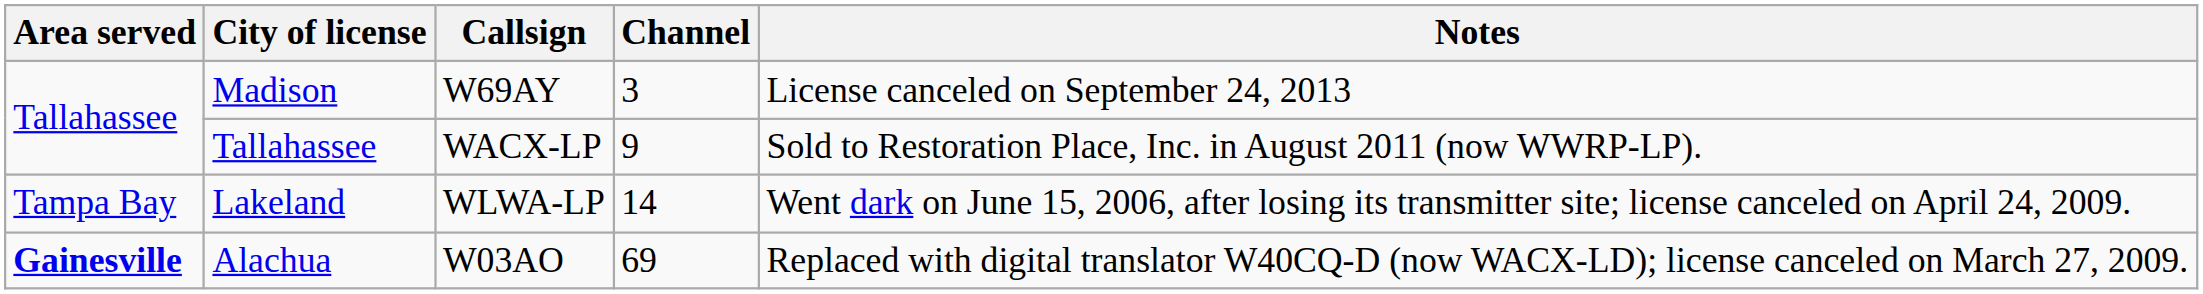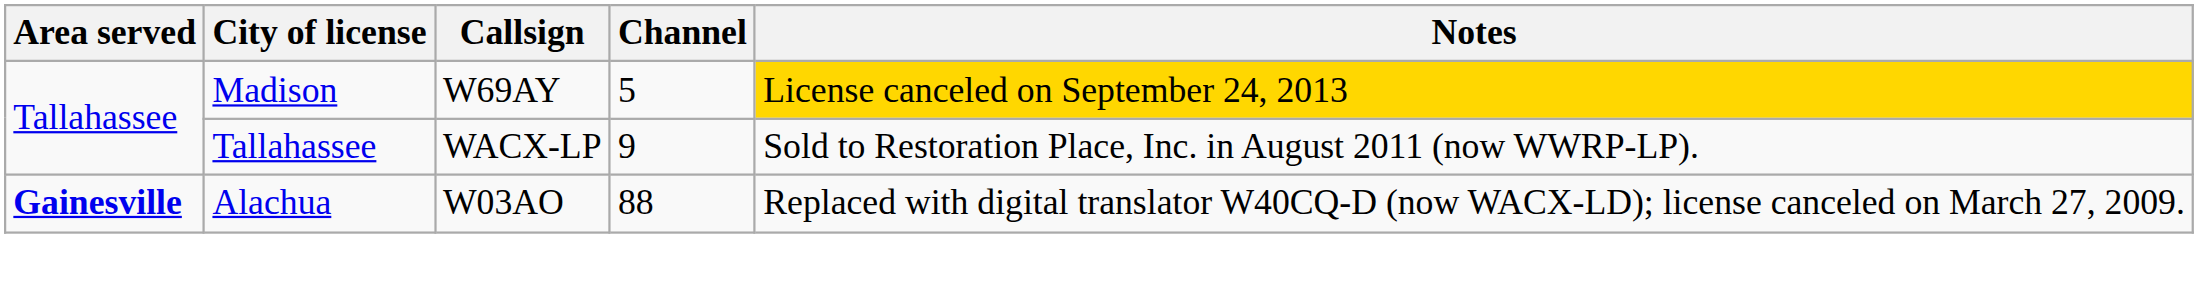(630, 89) 3 -> (627, 89) 5
(1059, 89) no background -> (1056, 89) gold background
- row: (279, 202)
(639, 259) 69 -> (636, 202) 88
